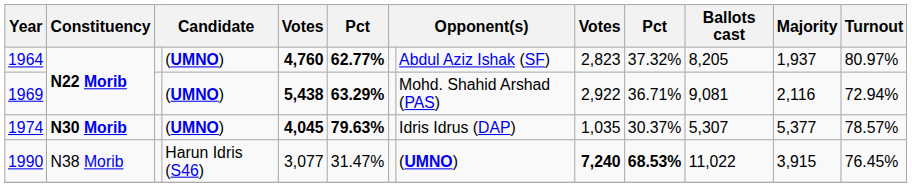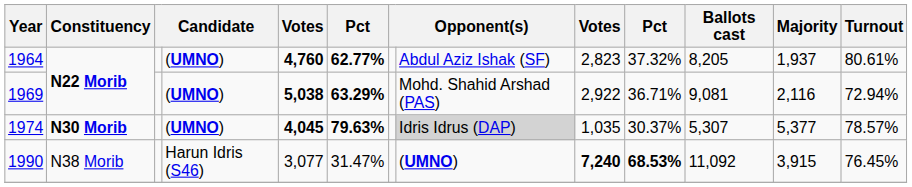(872, 60) 80.97% -> (872, 60) 80.61%
(304, 94) 5,438 -> (304, 94) 5,038
(457, 127) no background -> (457, 127) lightgrey background
(712, 161) 11,022 -> (712, 161) 11,092
